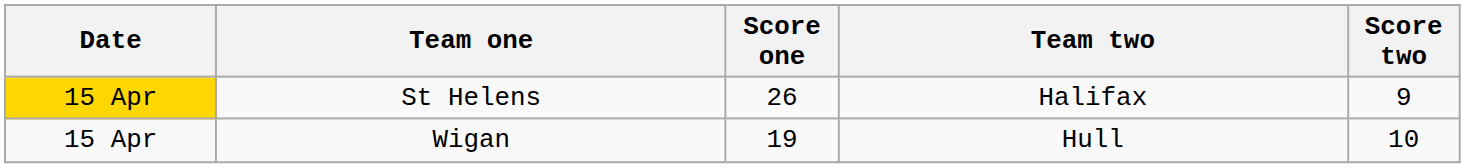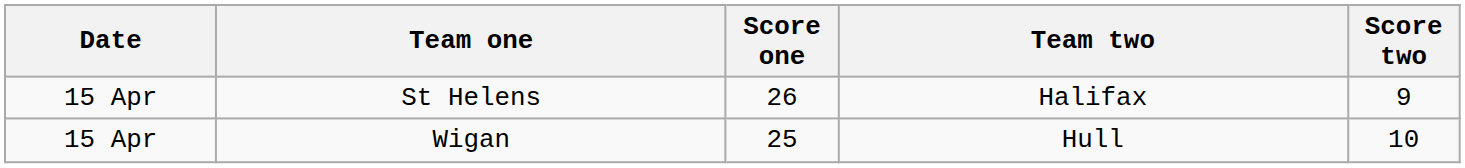(111, 98) gold background -> (111, 98) no background
(782, 140) 19 -> (782, 140) 25
